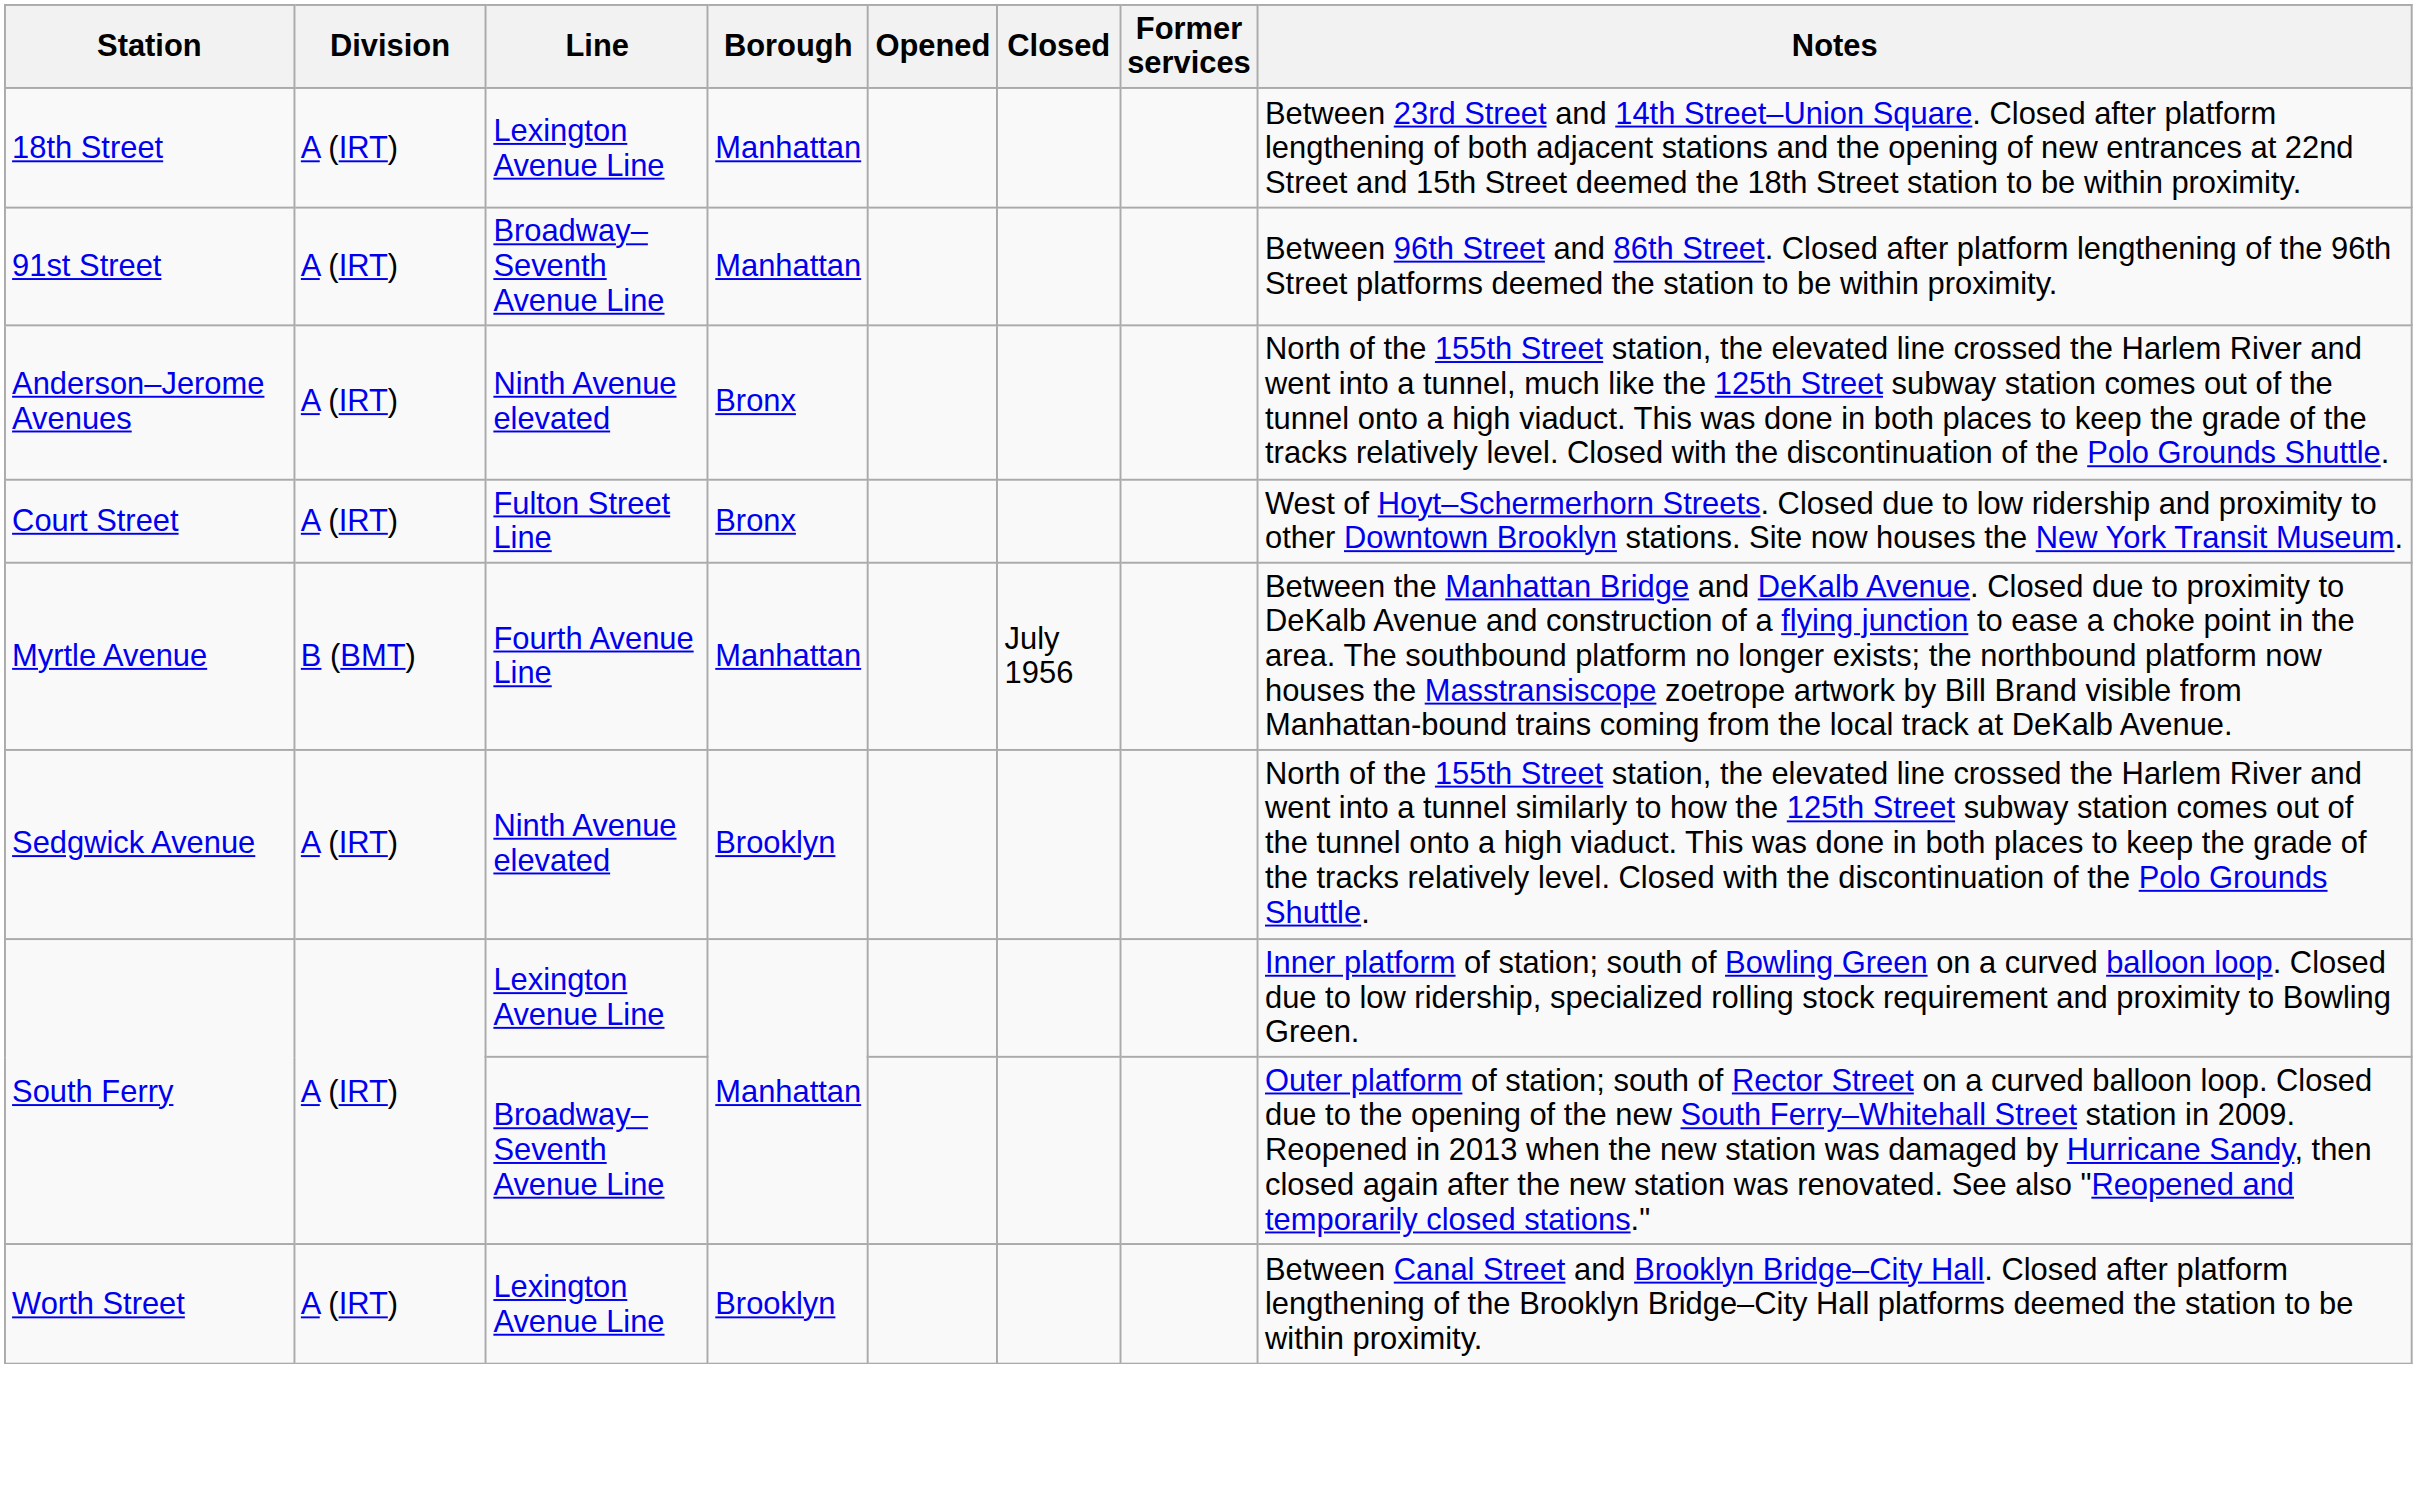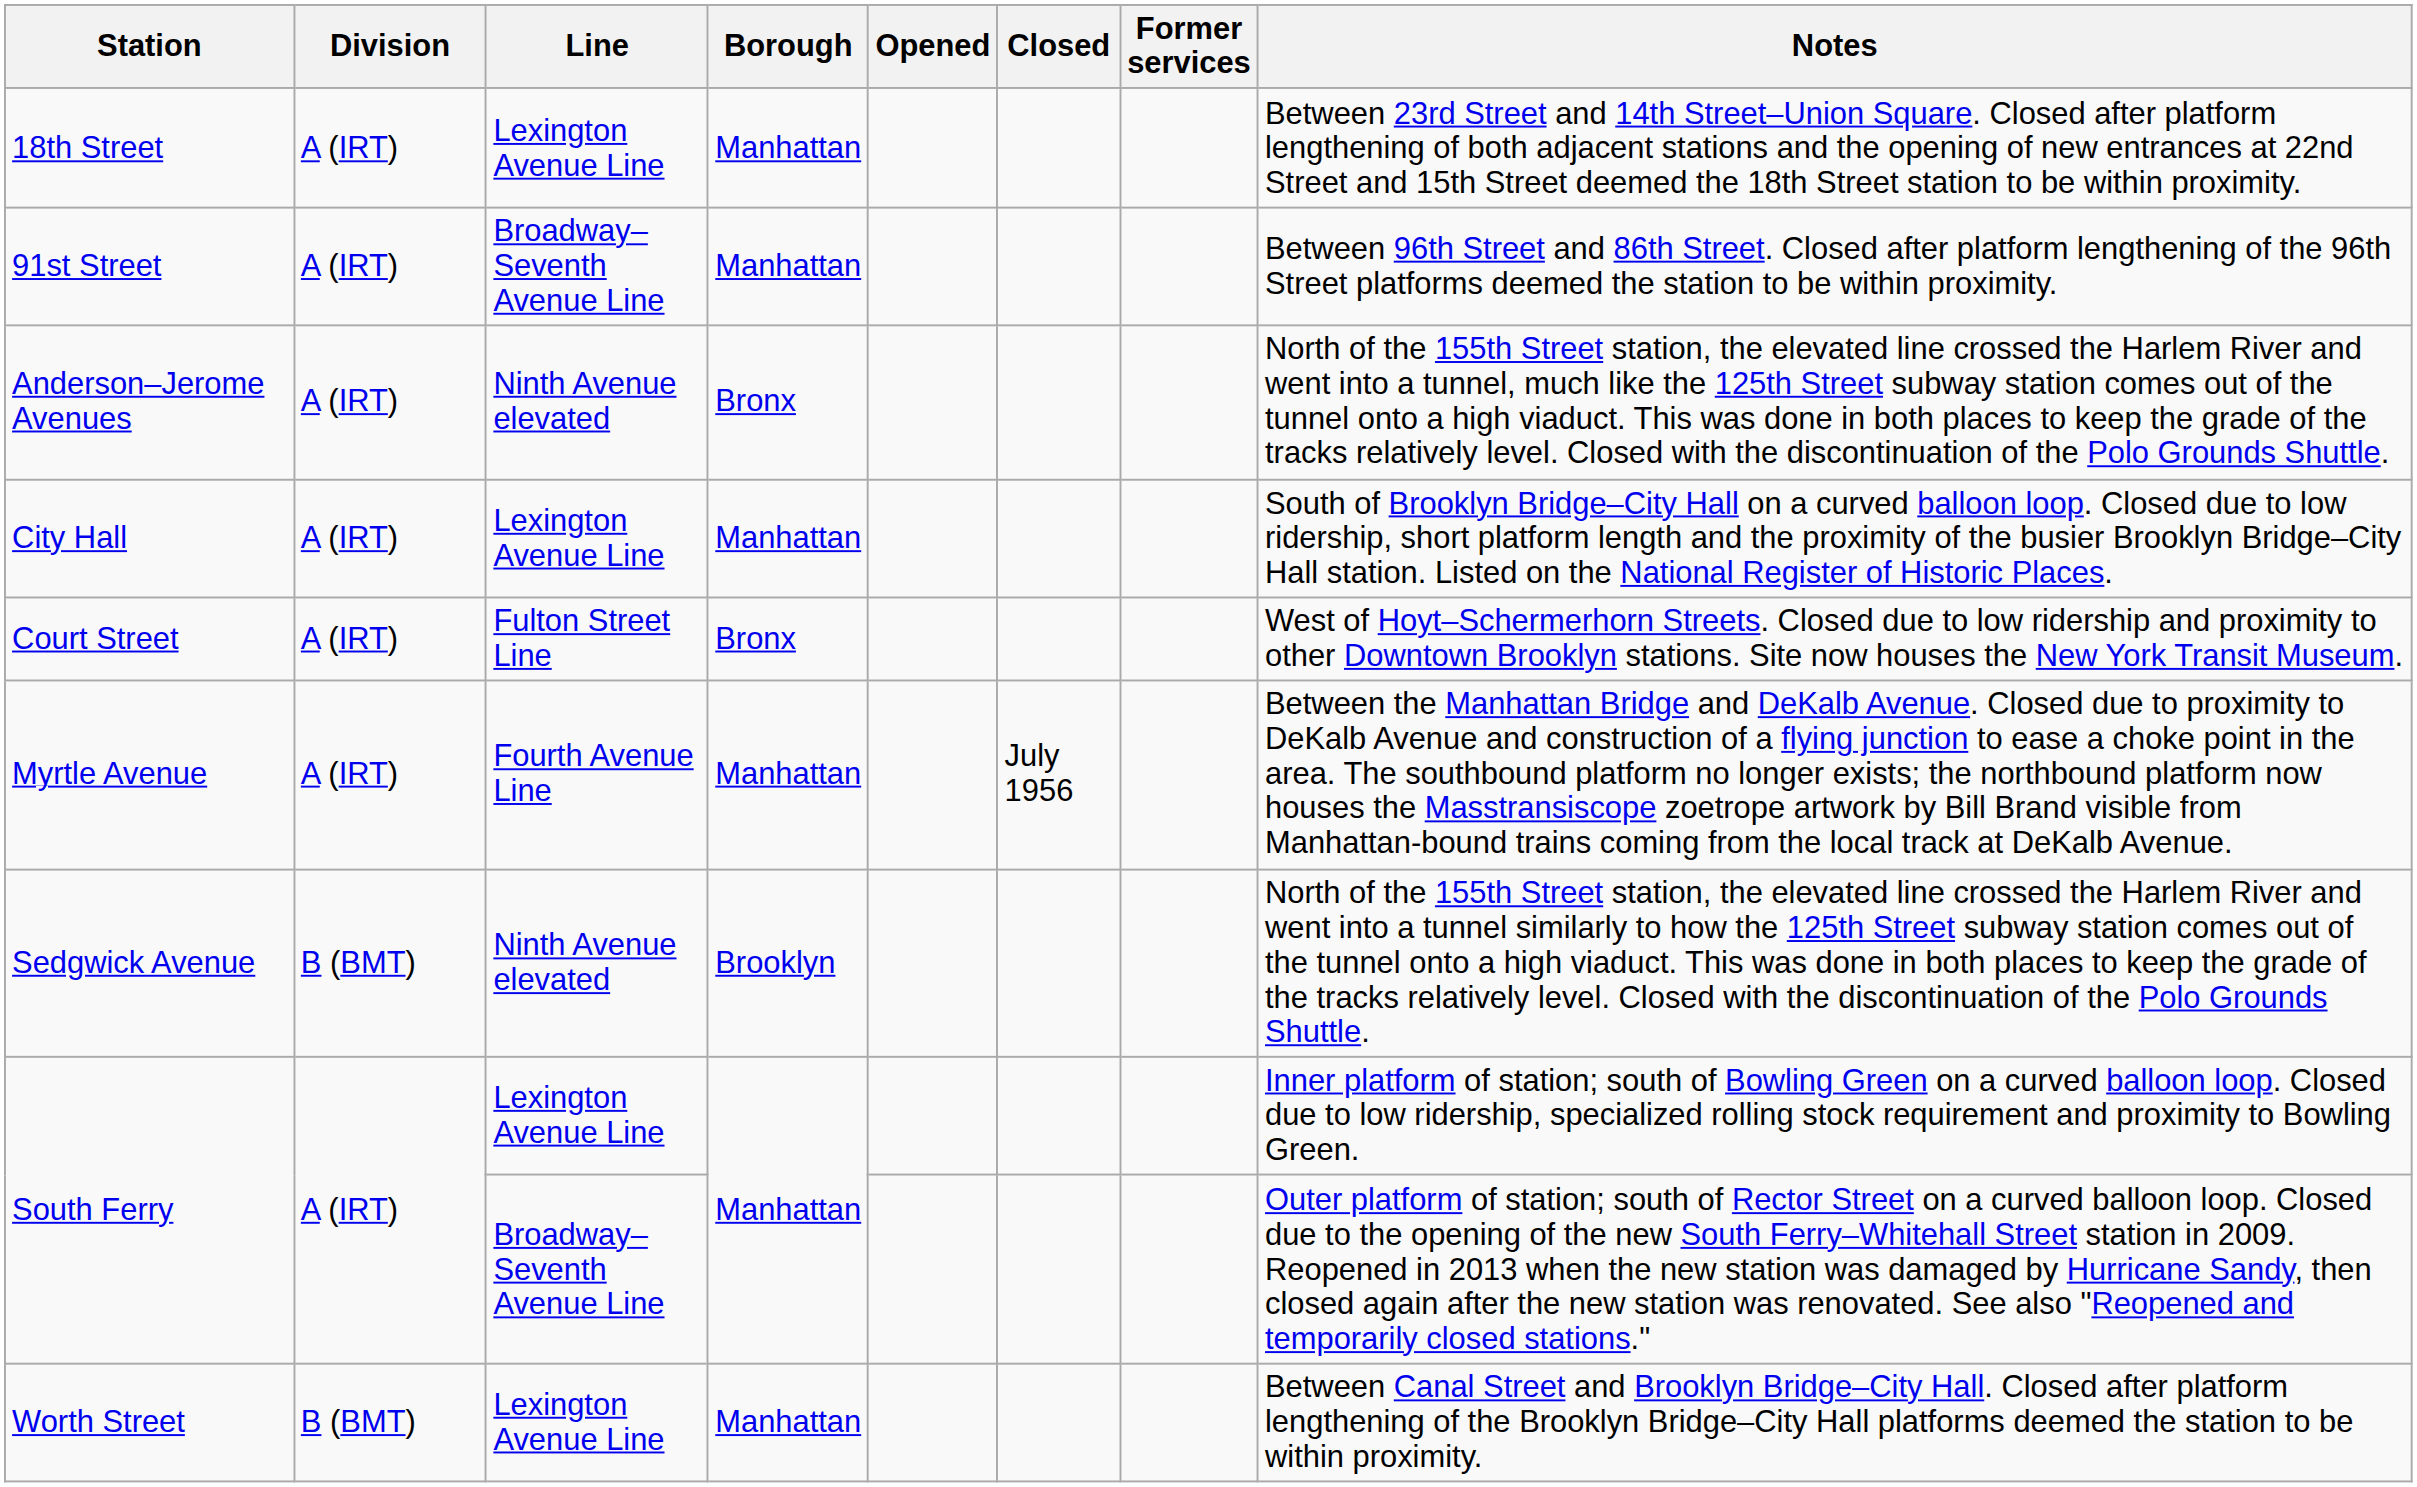+ row: (70, 537)
(358, 655) B (BMT) -> (349, 774) A (IRT)
(349, 843) A (IRT) -> (358, 962) B (BMT)
(349, 1303) A (IRT) -> (358, 1421) B (BMT)
(775, 1303) Brooklyn -> (788, 1421) Manhattan
